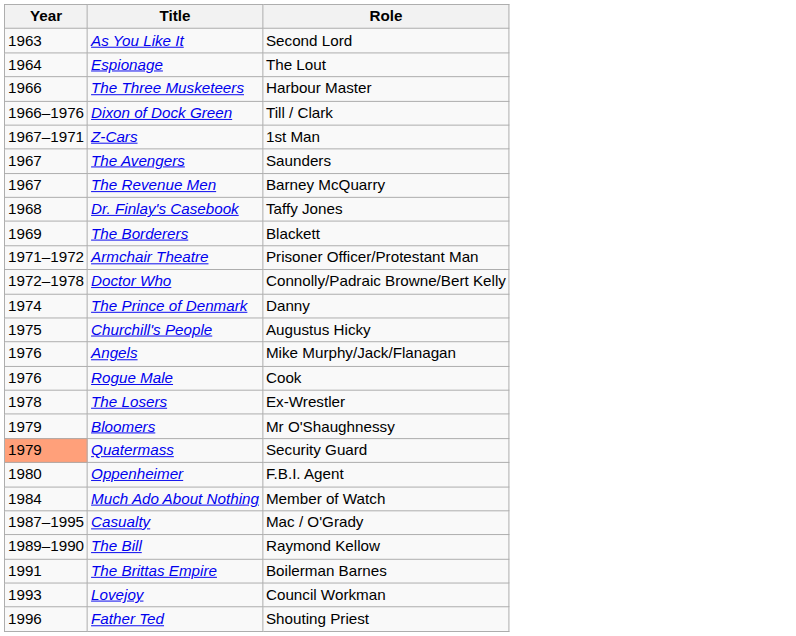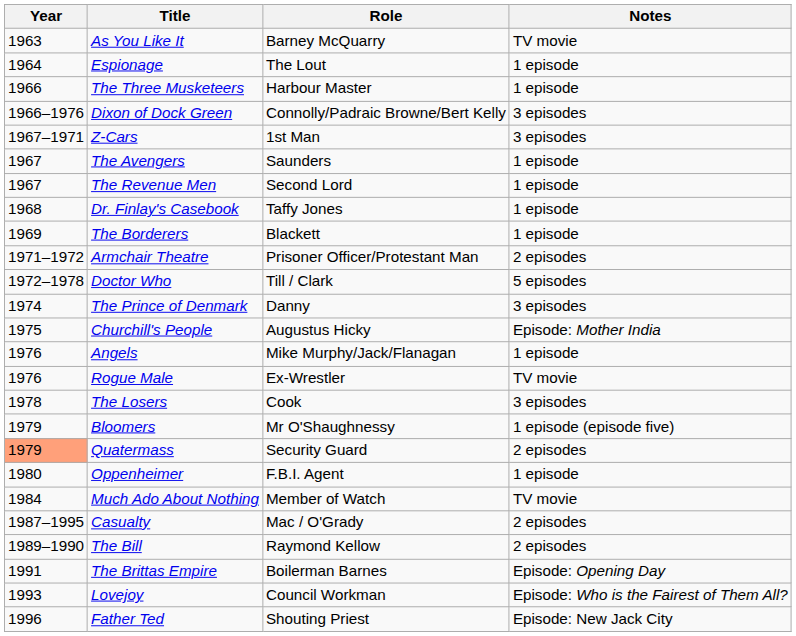+ column: (650, 16)
(309, 40) Second Lord -> (326, 40) Barney McQuarry
(299, 112) Till / Clark -> (386, 112) Connolly/Padraic Browne/Bert Kelly
(326, 185) Barney McQuarry -> (309, 185) Second Lord
(386, 281) Connolly/Padraic Browne/Bert Kelly -> (299, 281) Till / Clark
(284, 378) Cook -> (305, 378) Ex-Wrestler
(305, 402) Ex-Wrestler -> (284, 402) Cook
